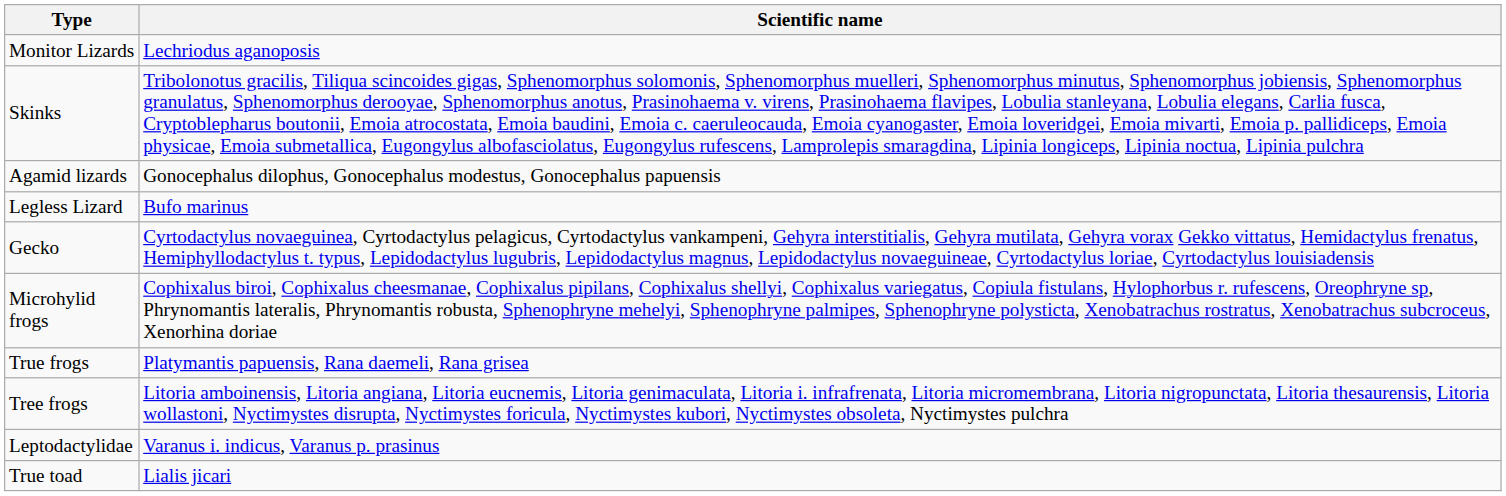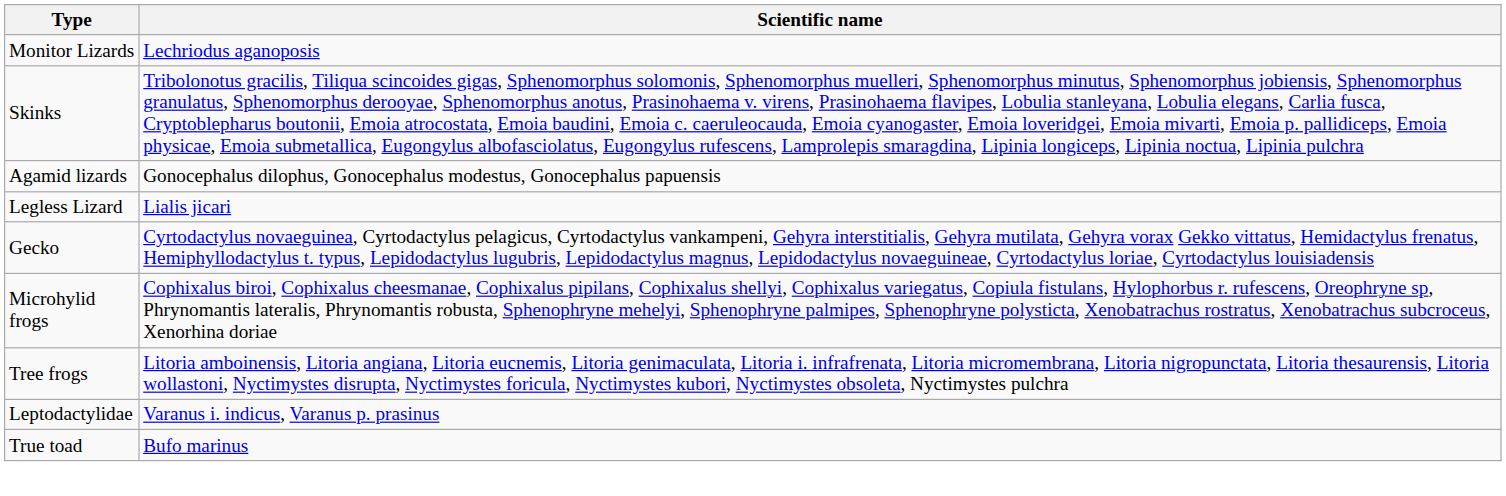(196, 206) Bufo marinus -> (187, 206) Lialis jicari
- row: (49, 362)
(187, 475) Lialis jicari -> (196, 444) Bufo marinus
